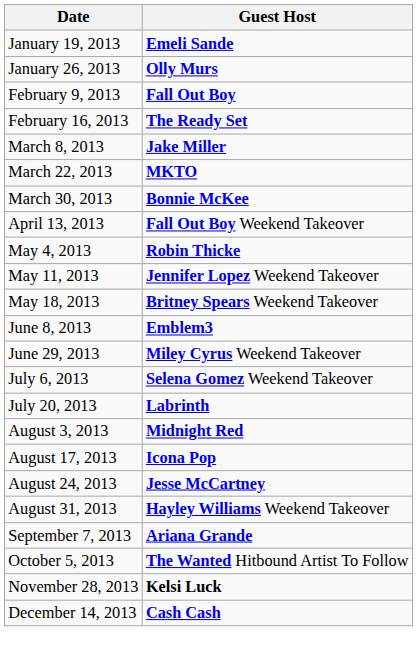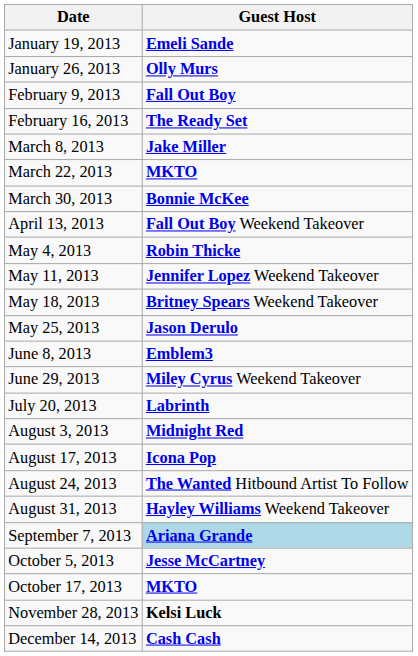+ row: (54, 328)
- row: (48, 379)
(205, 483) Jesse McCartney -> (277, 483) The Wanted Hitbound Artist To Follow
(199, 535) no background -> (199, 535) lightblue background
(277, 560) The Wanted Hitbound Artist To Follow -> (205, 560) Jesse McCartney
+ row: (65, 586)
